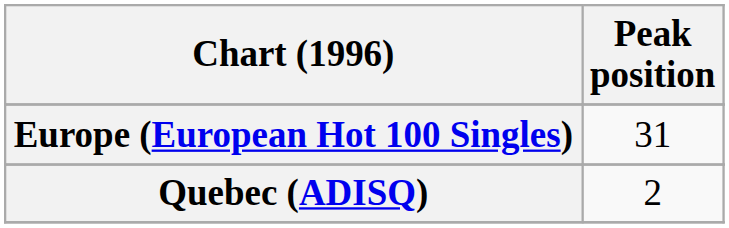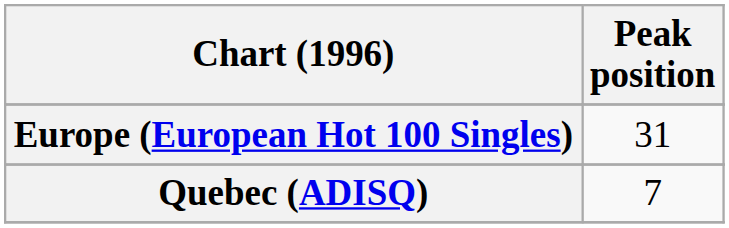(653, 192) 2 -> (653, 192) 7
